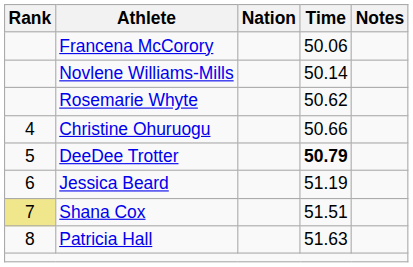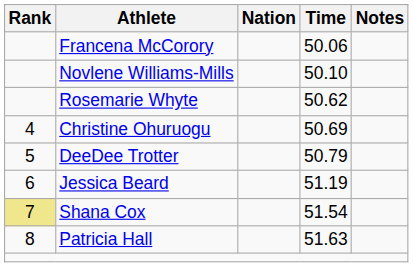(326, 73) 50.14 -> (326, 73) 50.10
(326, 128) 50.66 -> (326, 128) 50.69
(326, 156) bold -> (326, 156) normal
(326, 211) 51.51 -> (326, 211) 51.54
